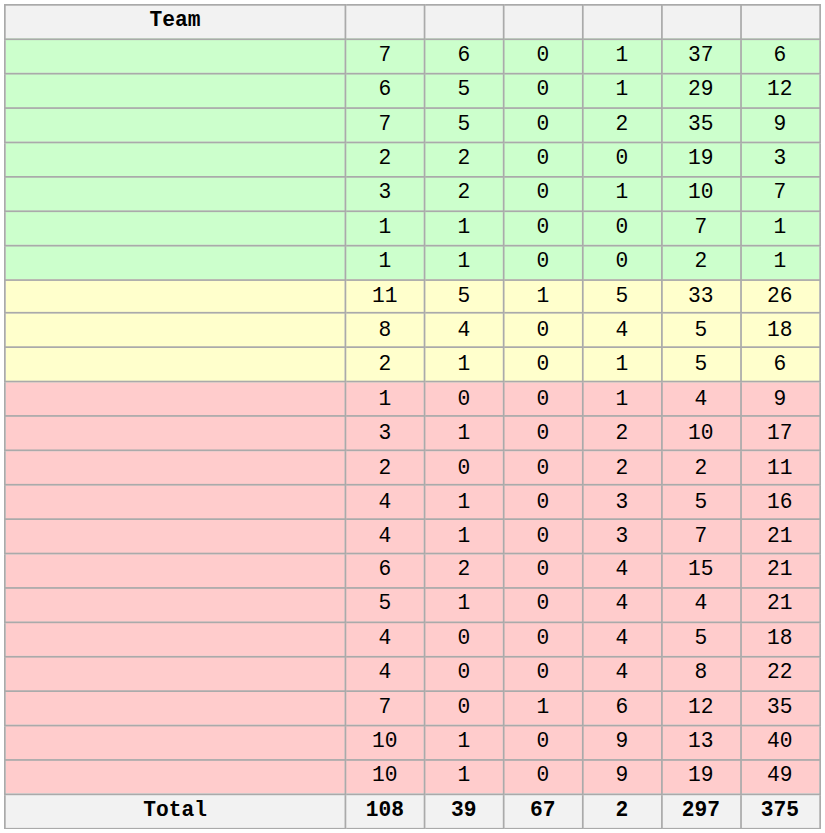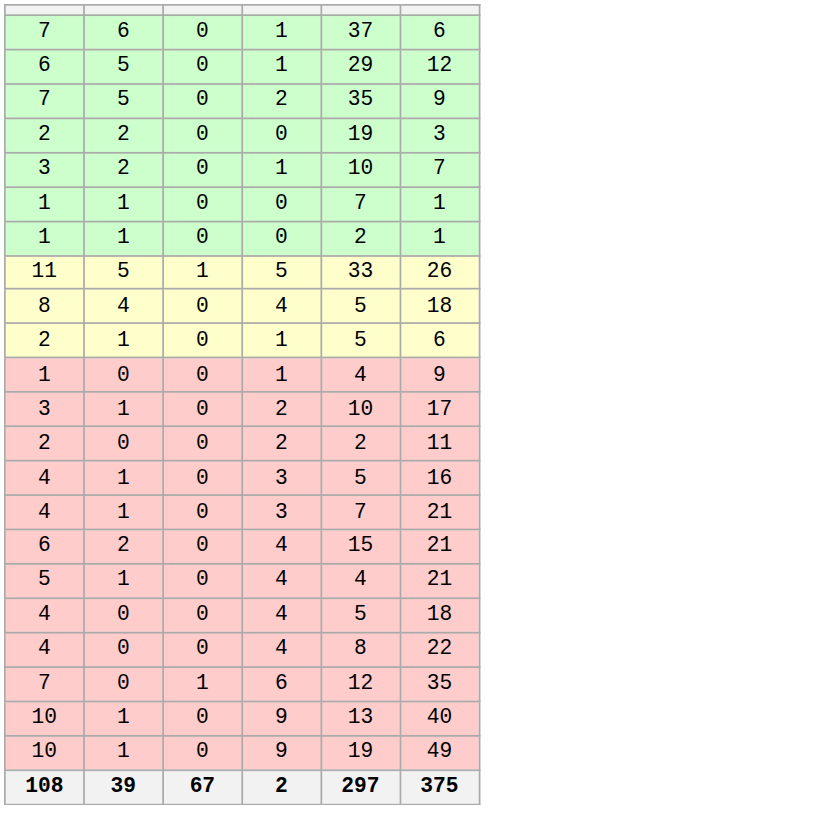- column: (175, 22)
